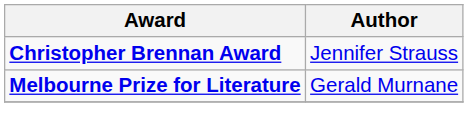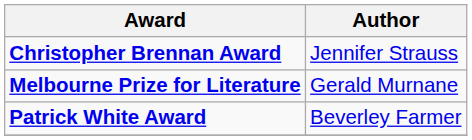+ row: (108, 118)
